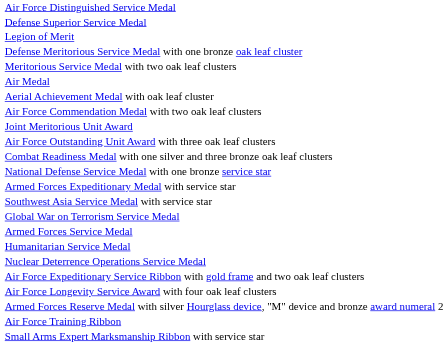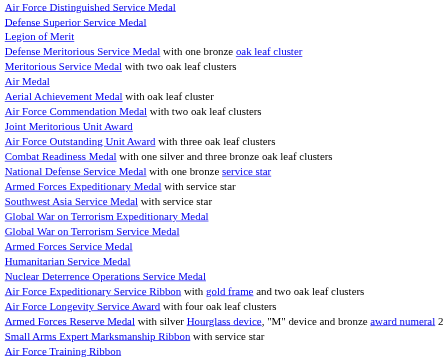+ row: (107, 216)
rows swapped: (135, 336) <-> (63, 321)
